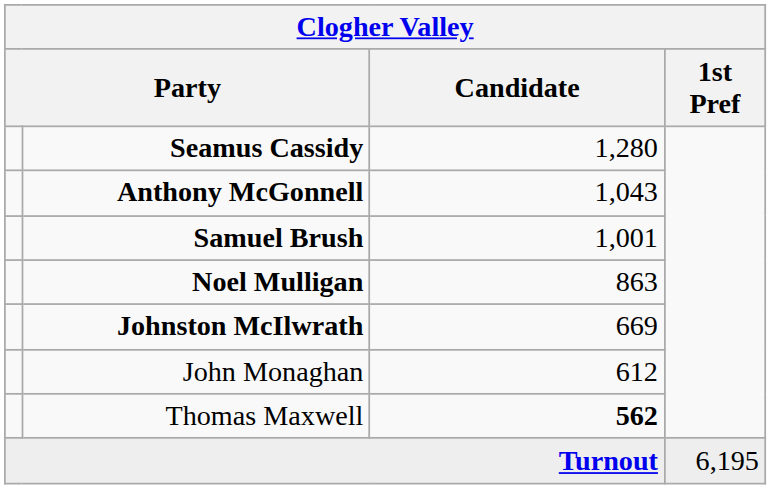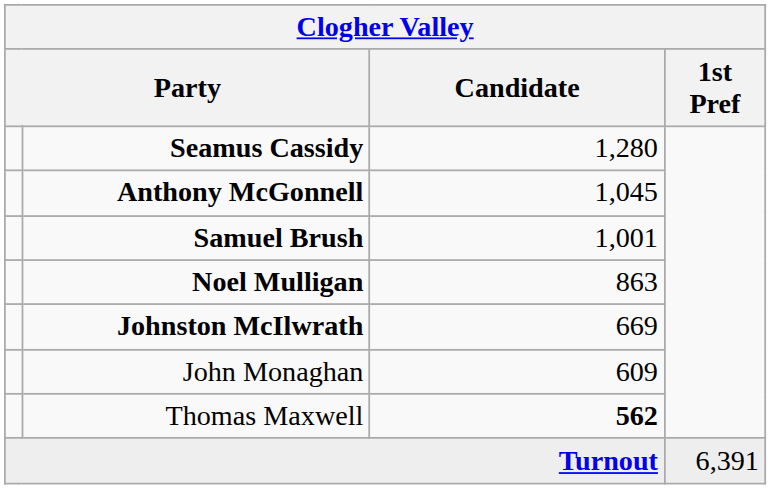(626, 192) 1,043 -> (626, 192) 1,045
(637, 371) 612 -> (637, 371) 609
(727, 460) 6,195 -> (727, 460) 6,391
